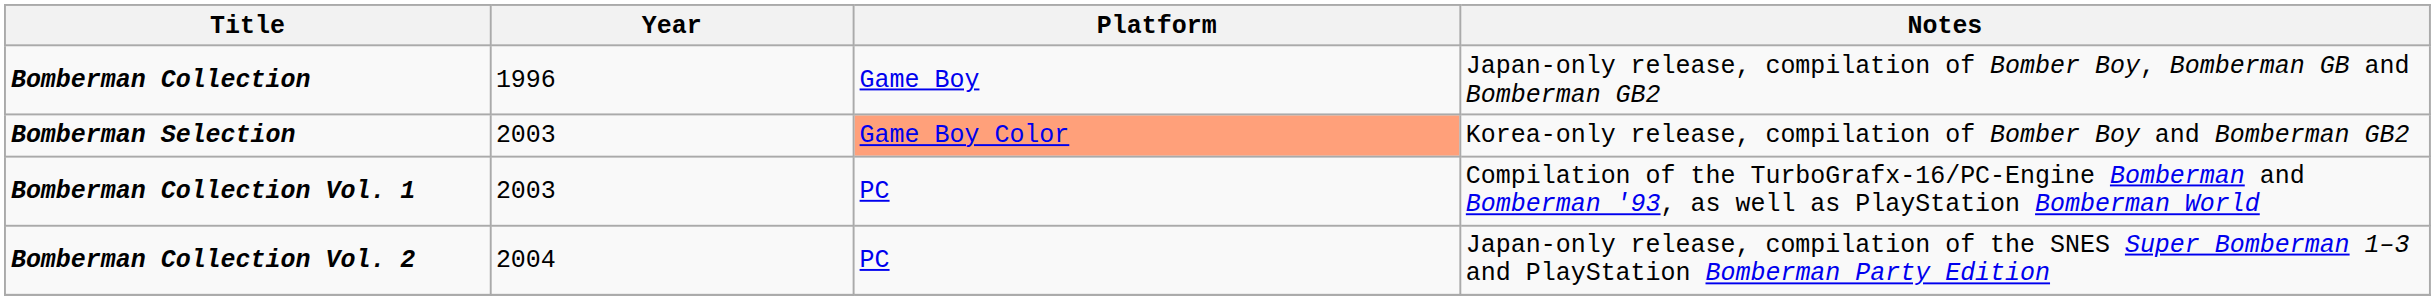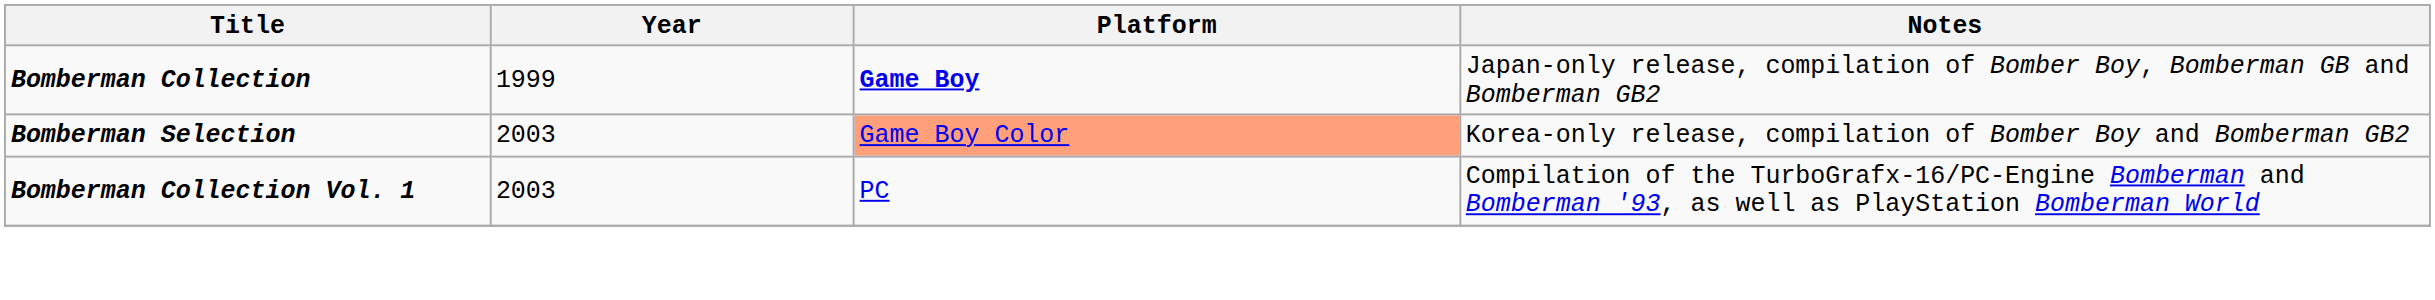(526, 80) 1996 -> (526, 80) 1999
(920, 80) normal -> (920, 80) bold
- row: (213, 260)
